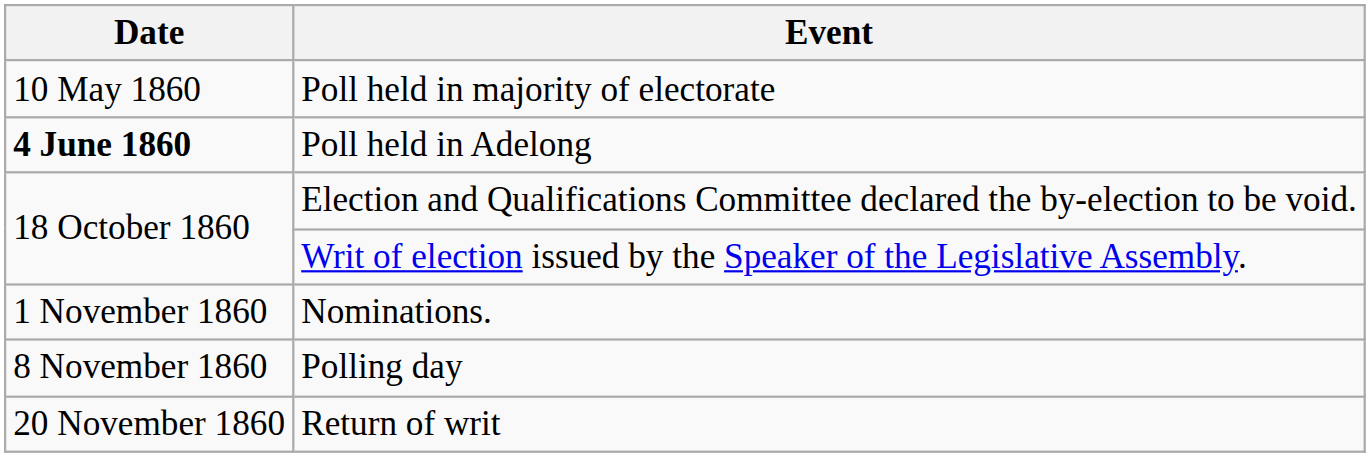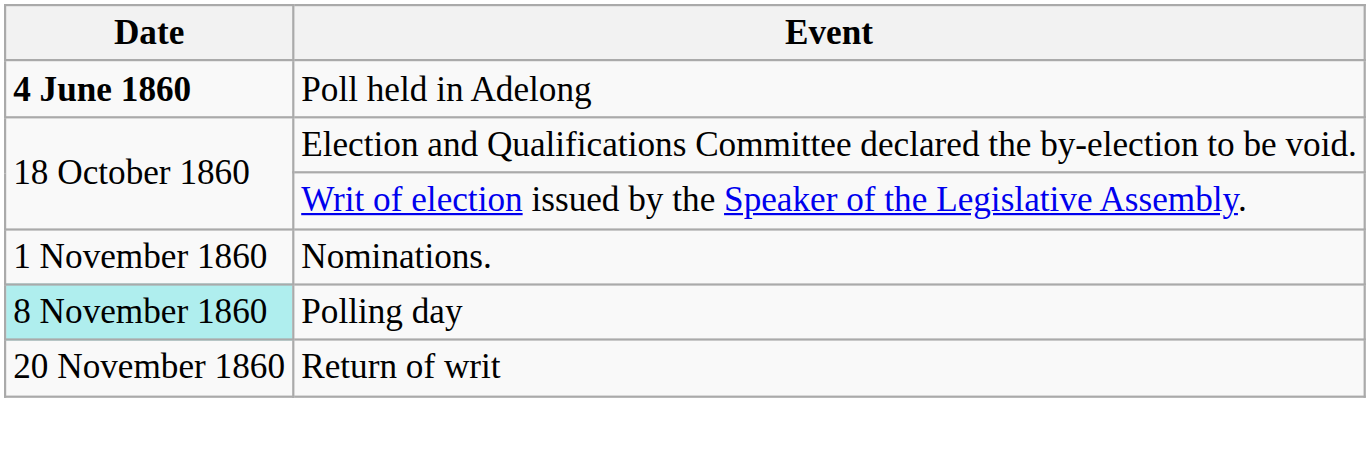- row: (538, 88)
(140, 367) no background -> (140, 311) paleturquoise background
